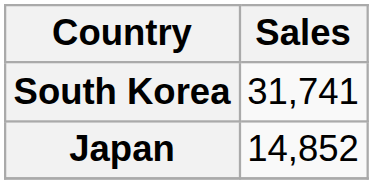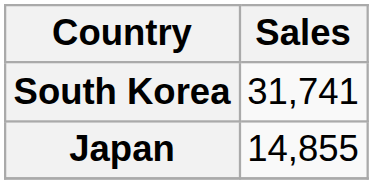(303, 149) 14,852 -> (303, 149) 14,855
